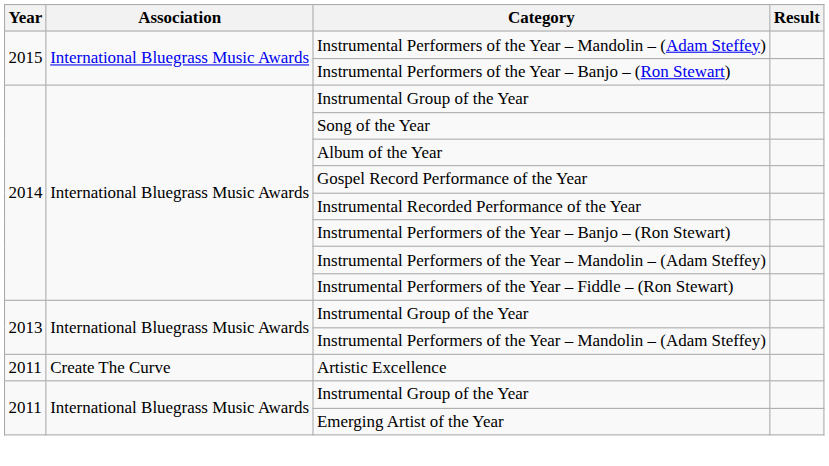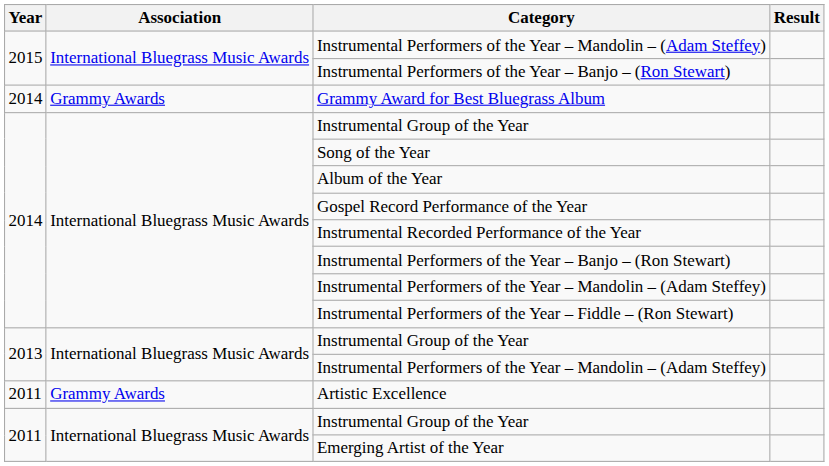+ row: (25, 98)
(110, 367) Create The Curve -> (108, 394) Grammy Awards
